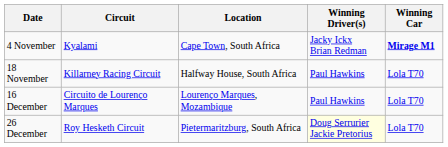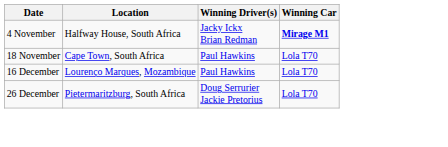- column: (120, 17)
(230, 45) Cape Town, South Africa -> (123, 34) Halfway House, South Africa
(239, 73) Halfway House, South Africa -> (114, 56) Cape Town, South Africa
(341, 128) lightyellow background -> (231, 94) no background
